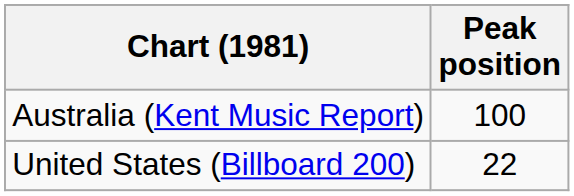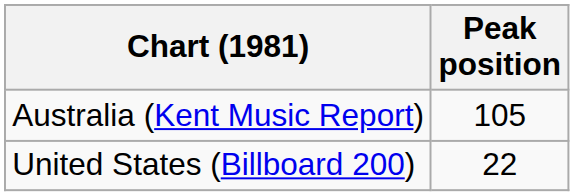(500, 114) 100 -> (500, 114) 105
